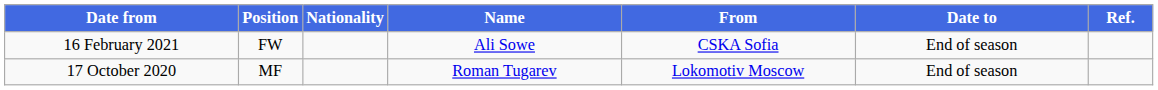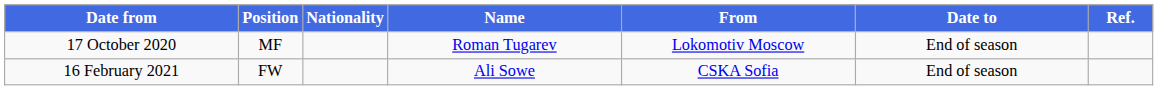rows swapped: (121, 71) <-> (121, 45)
